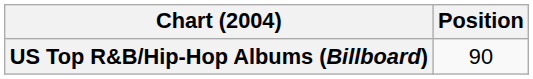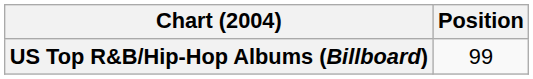(481, 56) 90 -> (481, 56) 99
